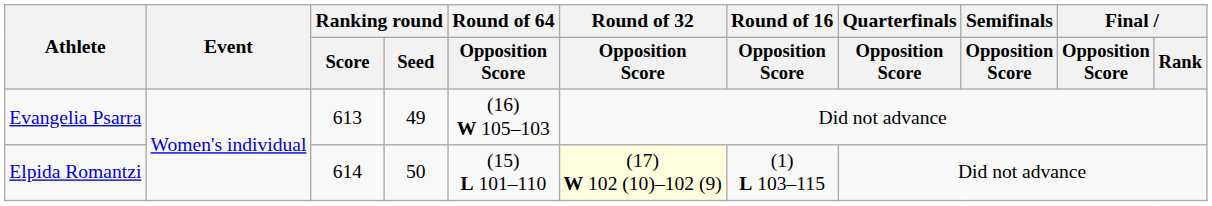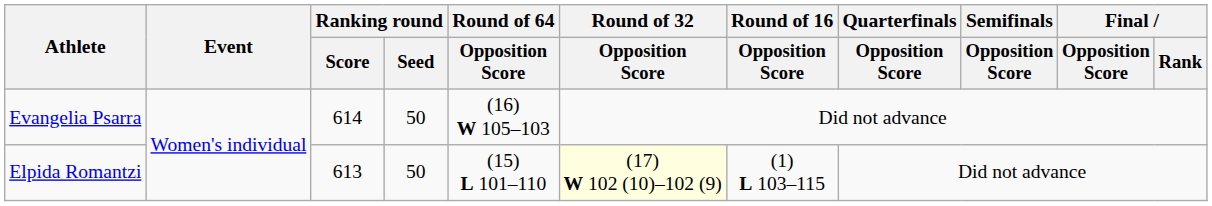(347, 117) 613 -> (347, 117) 614
(416, 117) 49 -> (416, 117) 50
(347, 172) 614 -> (347, 172) 613
